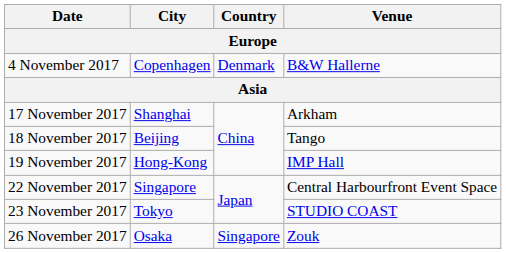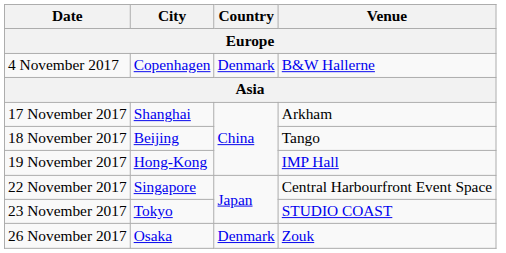(249, 235) Singapore -> (246, 235) Denmark
